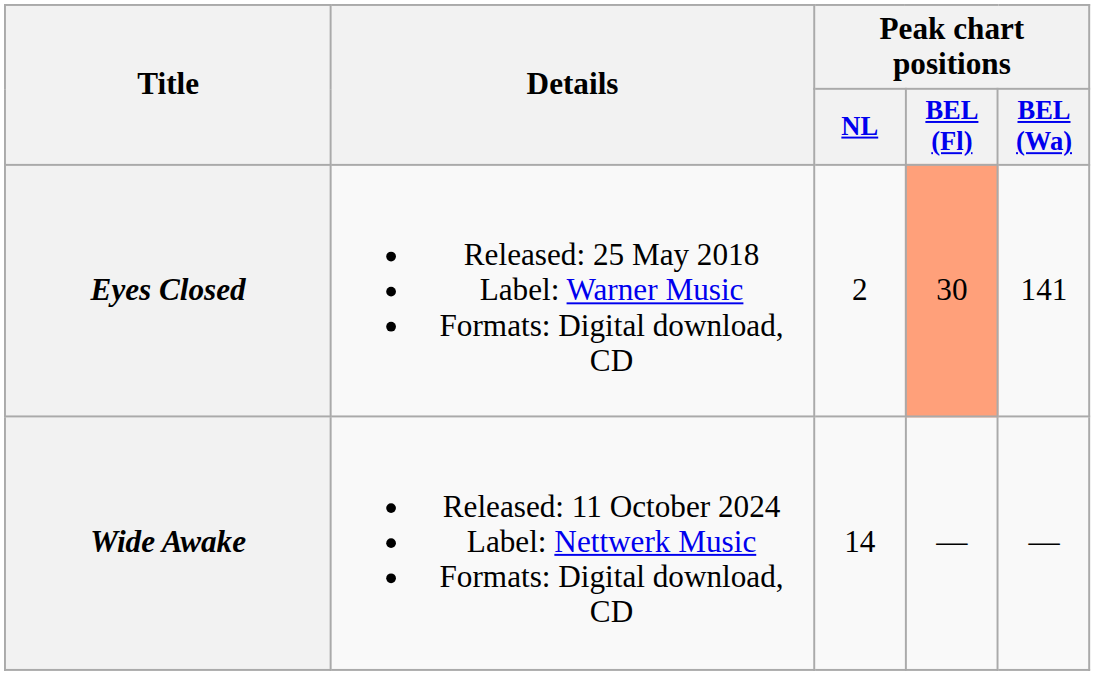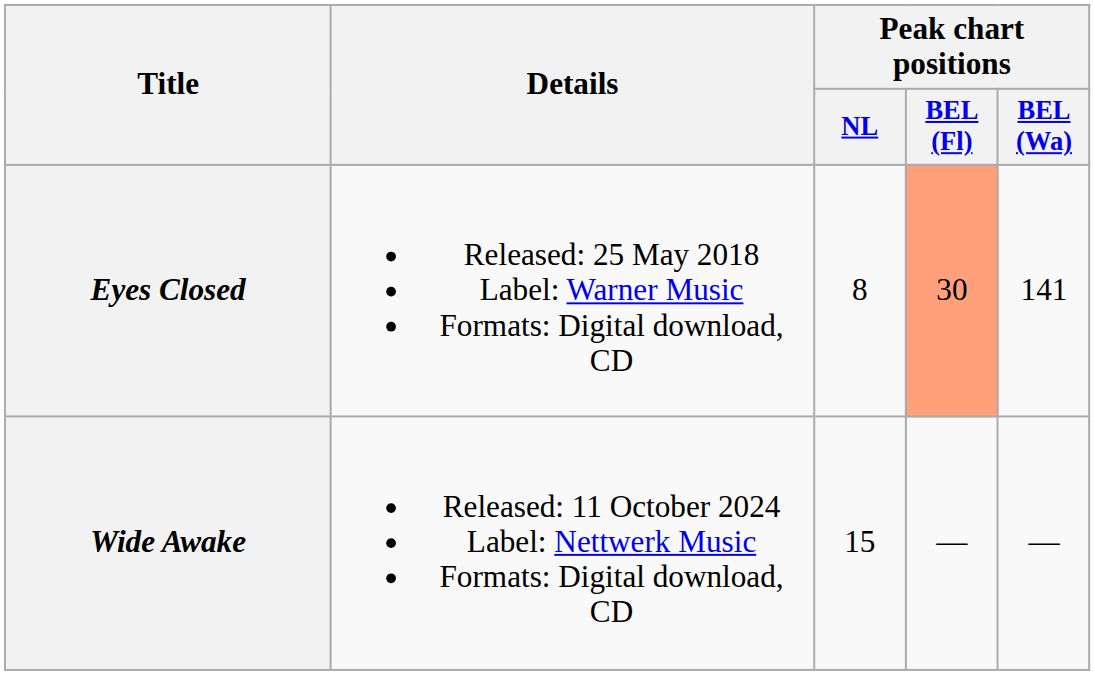(860, 290) 2 -> (860, 290) 8
(860, 542) 14 -> (860, 542) 15
